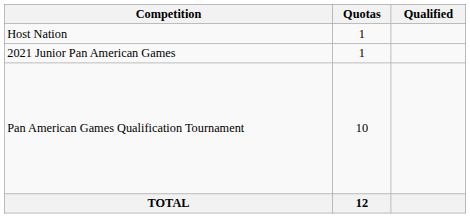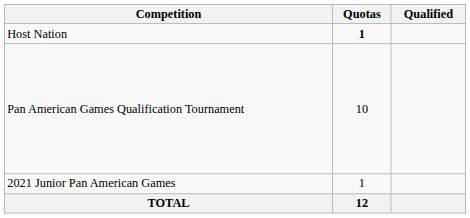(362, 33) normal -> (362, 33) bold
rows swapped: (91, 53) <-> (126, 128)
